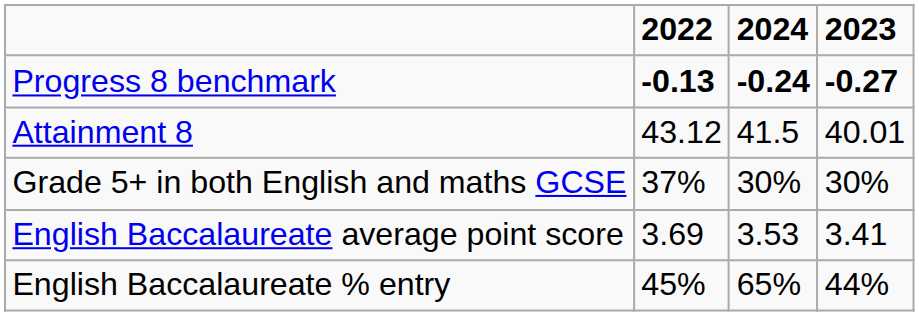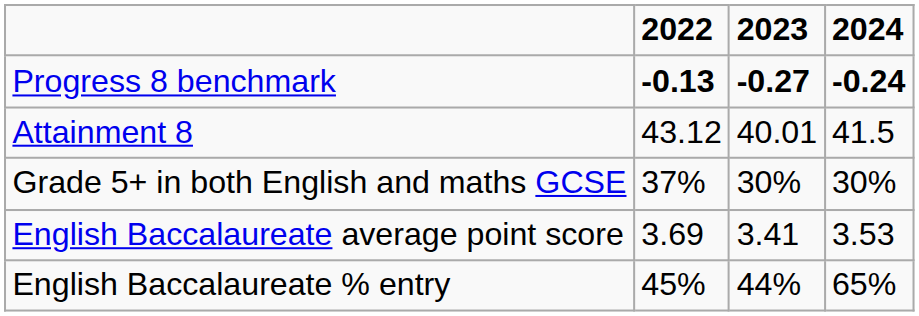columns swapped: (861, 30) <-> (772, 30)
